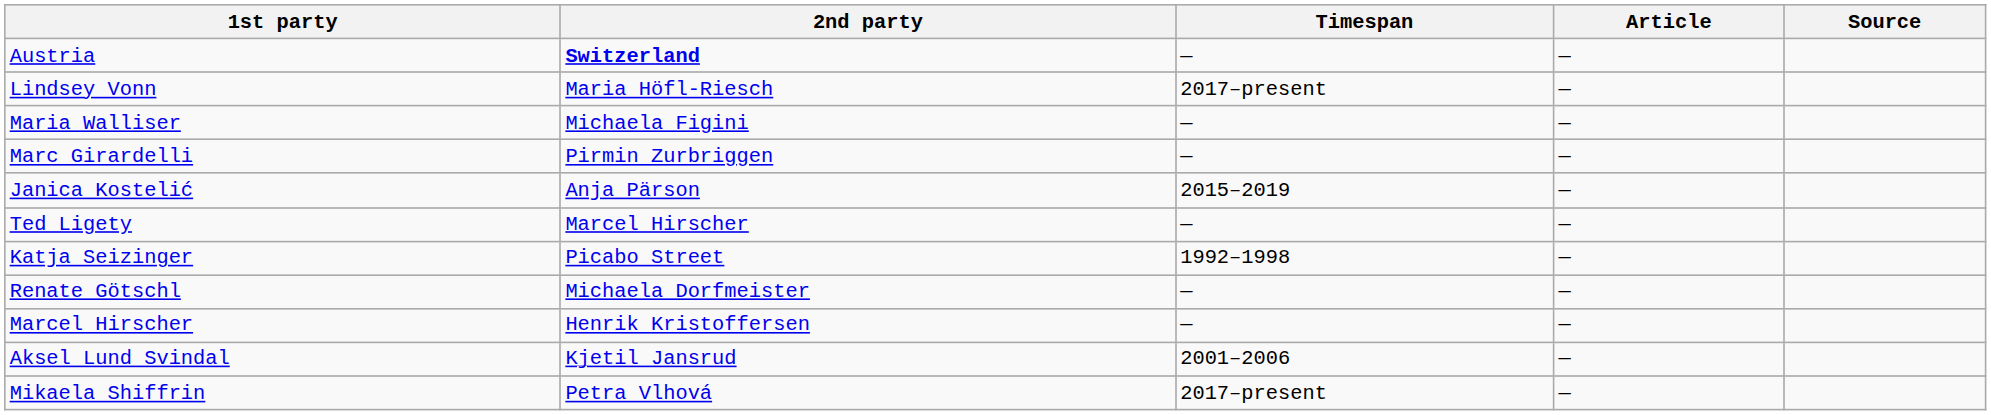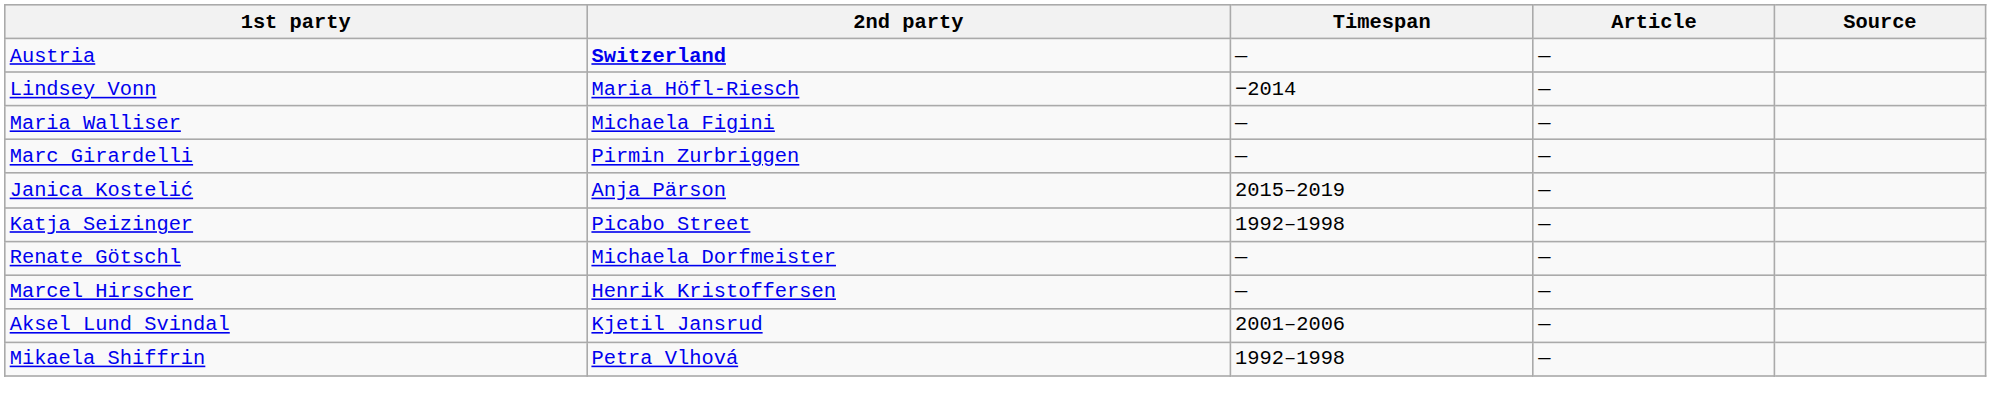(1254, 89) 2017–present -> (1266, 89) −2014
- row: (71, 224)
(1254, 393) 2017–present -> (1290, 359) 1992–1998
